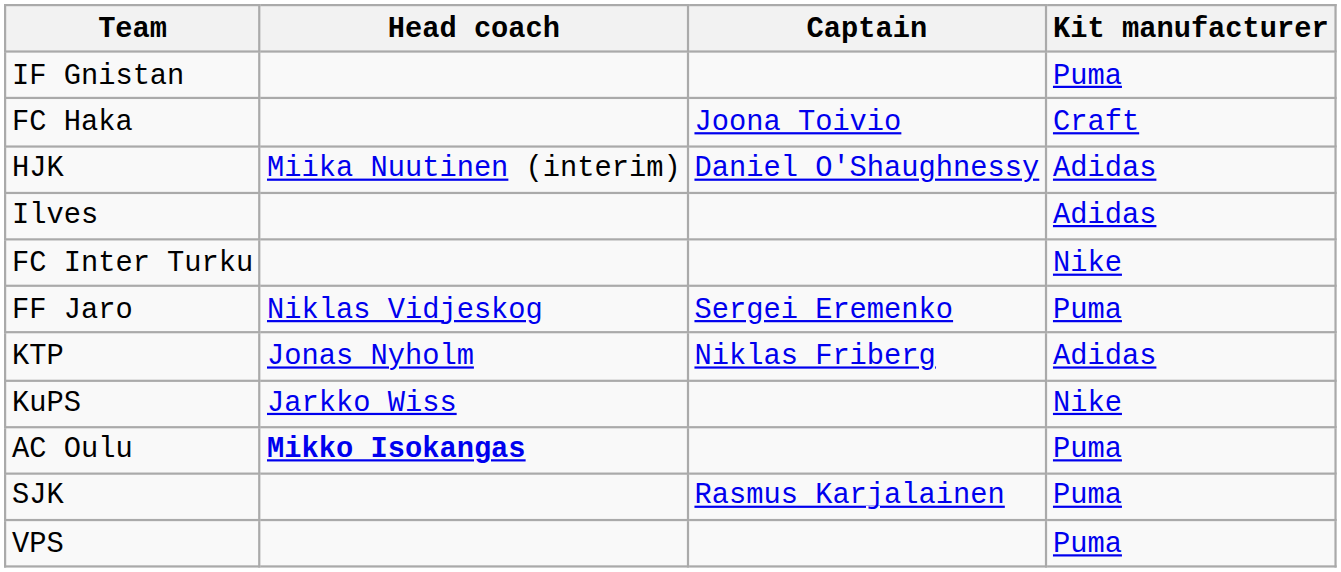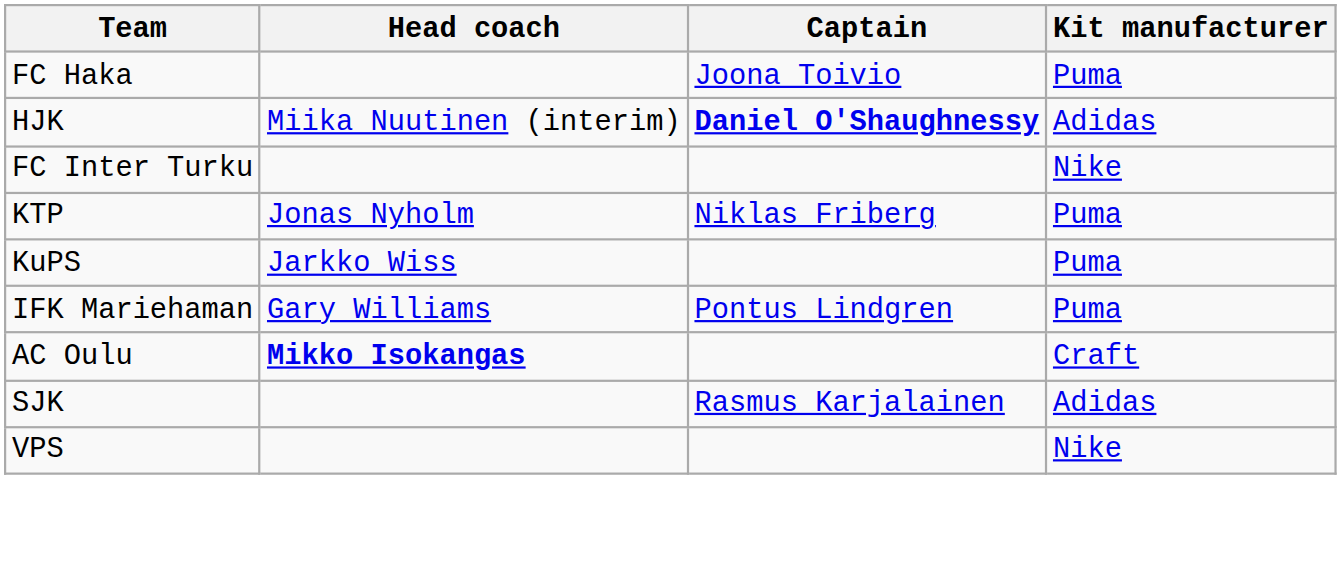- row: (98, 75)
(1096, 122) Craft -> (1087, 75) Puma
(867, 169) normal -> (867, 122) bold
- row: (55, 216)
- row: (72, 309)
(1105, 356) Adidas -> (1087, 216) Puma
(1087, 403) Nike -> (1087, 263) Puma
+ row: (133, 309)
(1087, 450) Puma -> (1096, 356) Craft
(1087, 497) Puma -> (1105, 403) Adidas
(1087, 544) Puma -> (1087, 450) Nike
